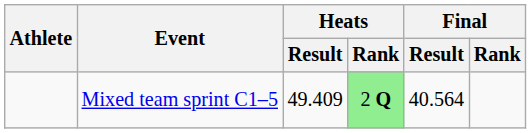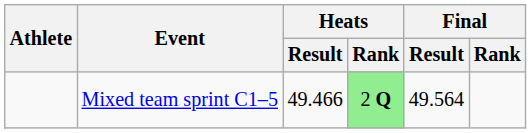(315, 99) 49.409 -> (315, 99) 49.466
(436, 99) 40.564 -> (436, 99) 49.564
